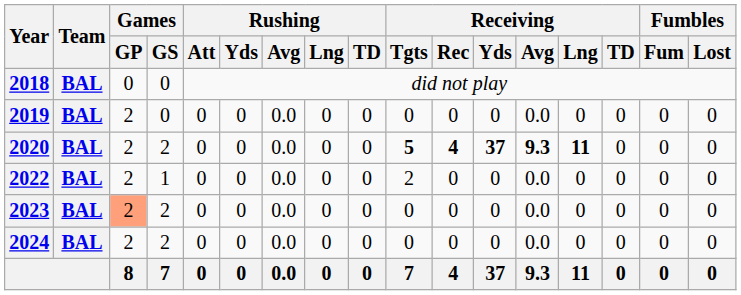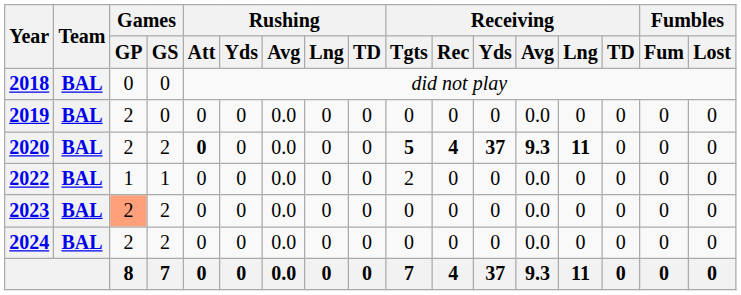(202, 147) normal -> (202, 147) bold
(129, 178) 2 -> (129, 178) 1
